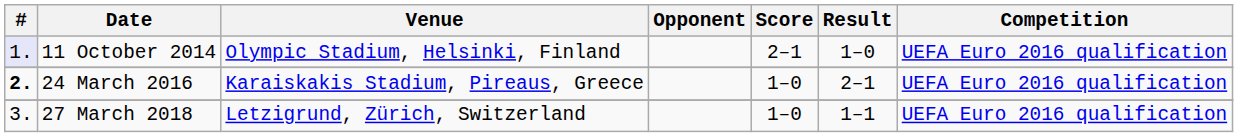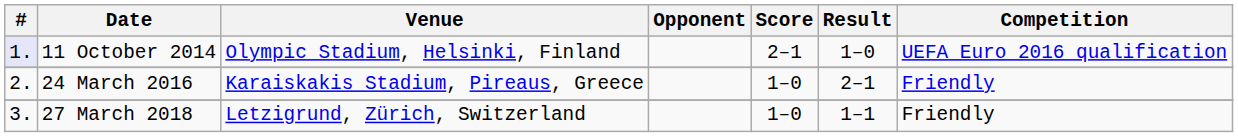(21, 84) bold -> (21, 84) normal
(1064, 84) UEFA Euro 2016 qualification -> (948, 84) Friendly
(1064, 115) UEFA Euro 2016 qualification -> (948, 115) Friendly
